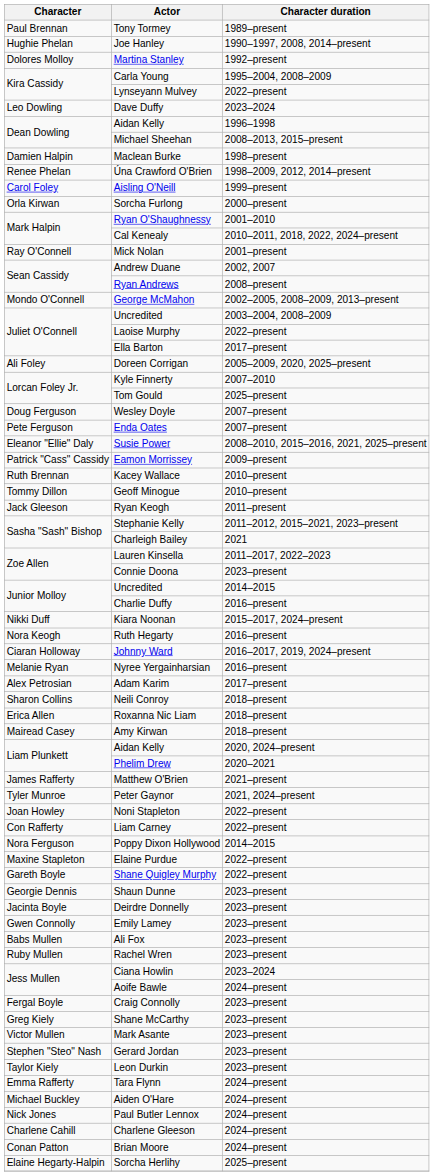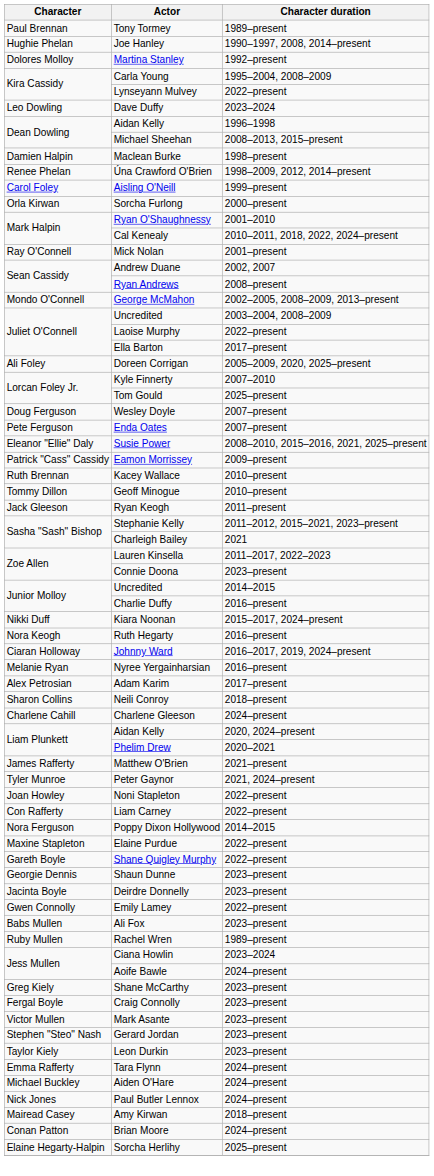- row: (30, 715)
rows swapped: (41, 731) <-> (41, 1131)
(256, 923) 2023–present -> (256, 907) 2022–present
(256, 955) 2023–present -> (256, 939) 1989–present
rows swapped: (30, 1019) <-> (35, 1003)
